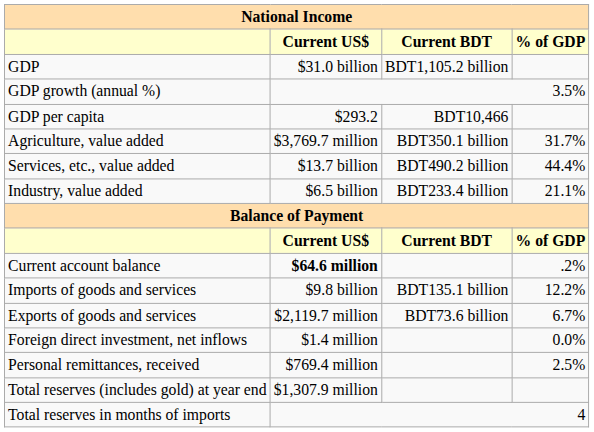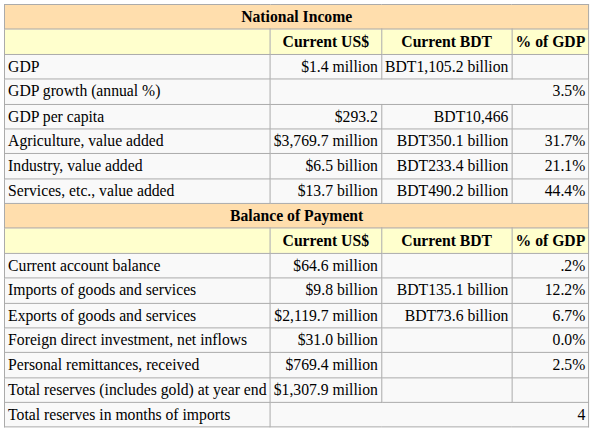(338, 66) $31.0 billion -> (340, 66) $1.4 million
rows swapped: (75, 191) <-> (91, 166)
(335, 265) bold -> (336, 265) normal
(340, 340) $1.4 million -> (338, 340) $31.0 billion
